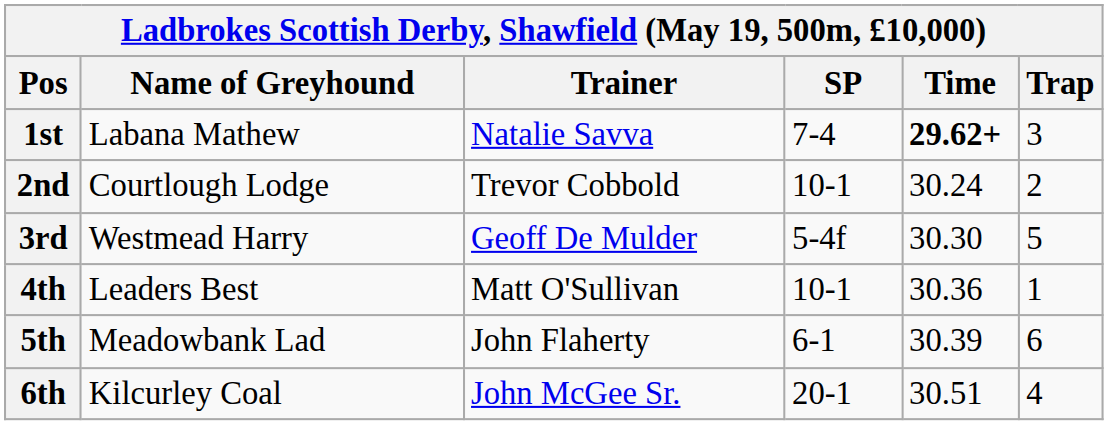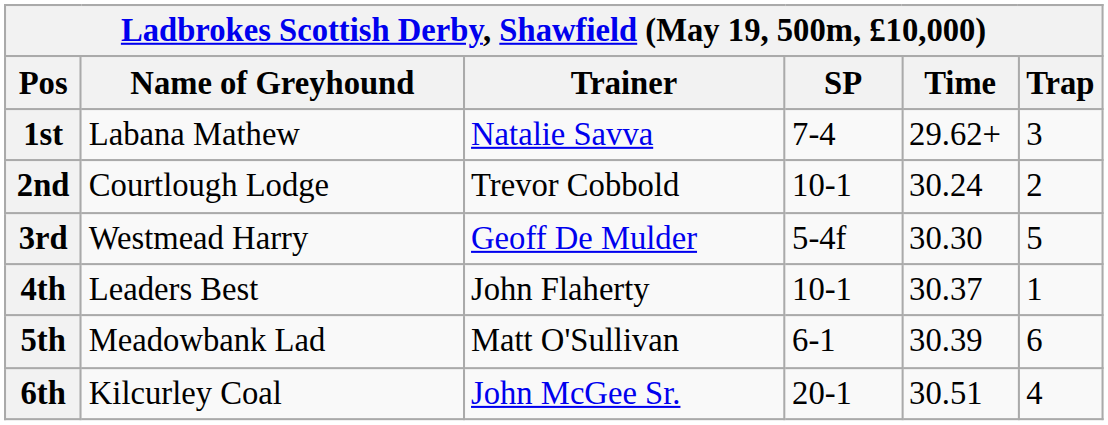(955, 133) bold -> (955, 133) normal
(575, 289) Matt O'Sullivan -> (560, 289) John Flaherty
(946, 289) 30.36 -> (946, 289) 30.37
(560, 340) John Flaherty -> (575, 340) Matt O'Sullivan
